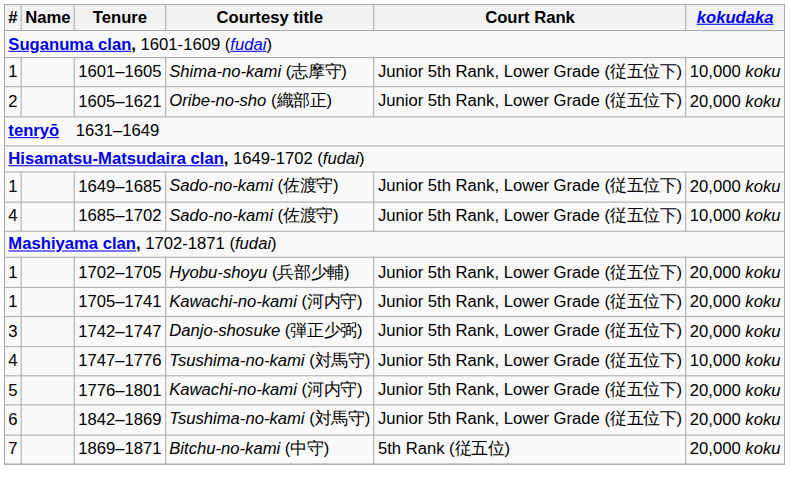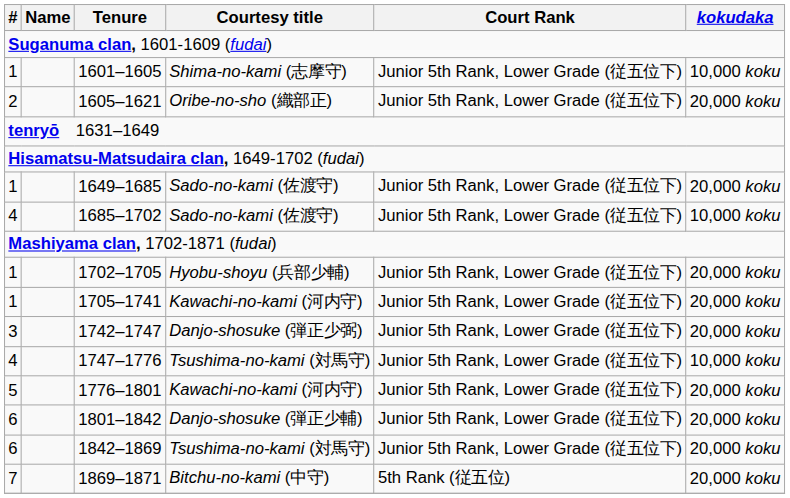+ row: (120, 419)
